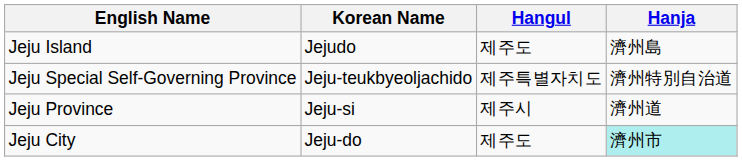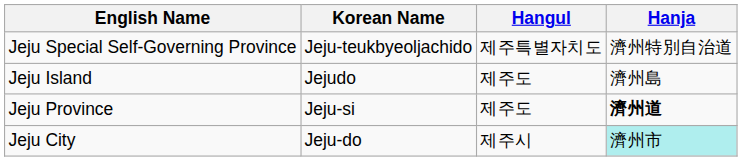rows swapped: (50, 47) <-> (153, 78)
(506, 108) 제주시 -> (506, 108) 제주도
(637, 108) normal -> (637, 108) bold
(506, 139) 제주도 -> (506, 139) 제주시
